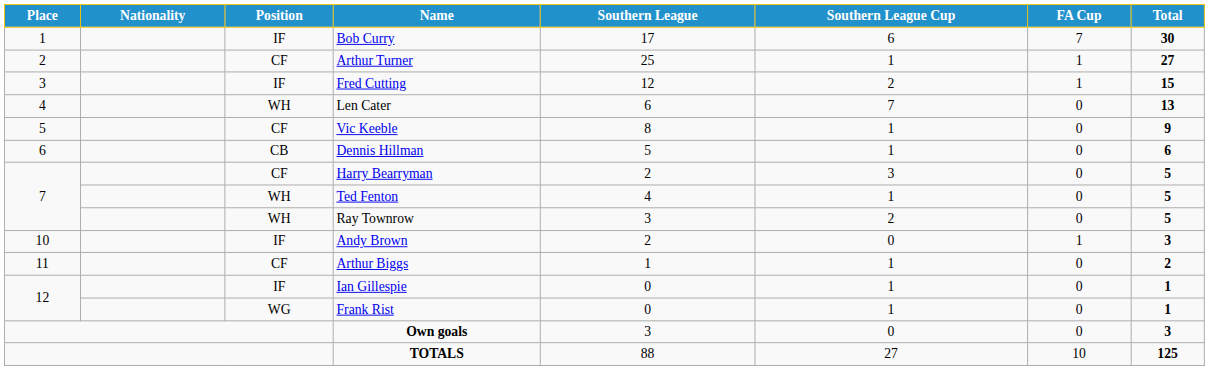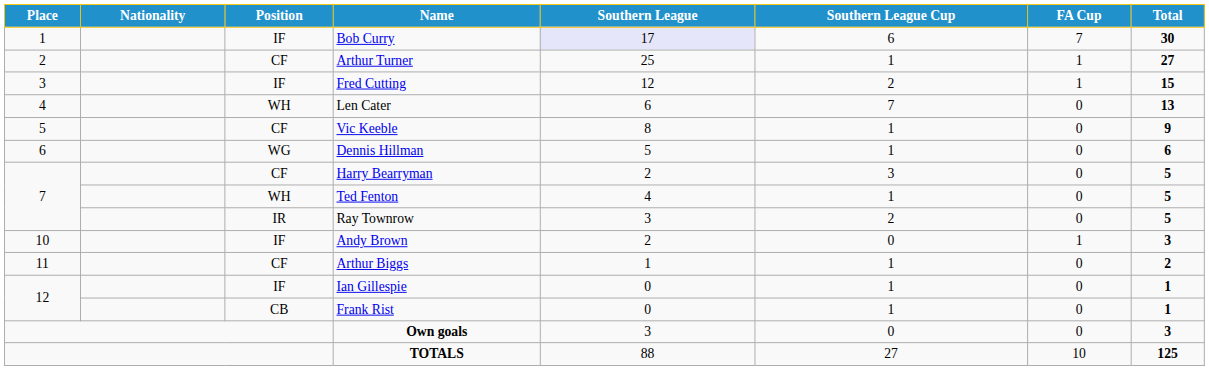(648, 38) no background -> (648, 38) lavender background
(279, 151) CB -> (279, 151) WG
(279, 219) WH -> (279, 219) IR
(279, 309) WG -> (279, 309) CB
